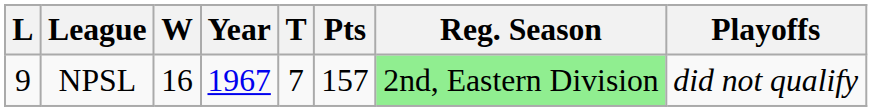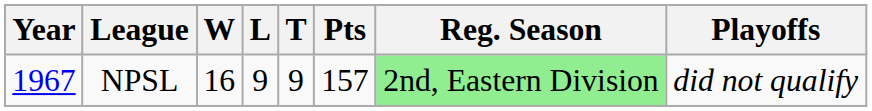columns swapped: (239, 29) <-> (23, 29)
(296, 79) 7 -> (296, 79) 9
